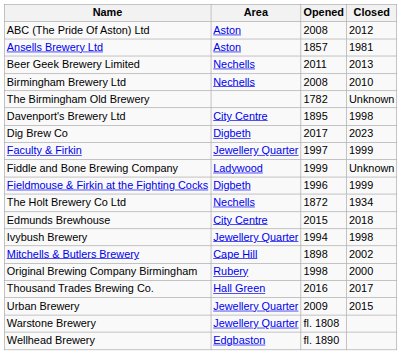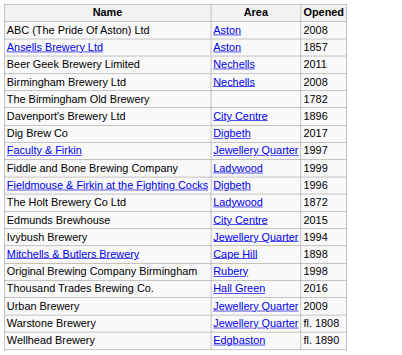- column: (372, 13)
(316, 116) 1895 -> (316, 116) 1896
(234, 202) Nechells -> (238, 202) Ladywood
